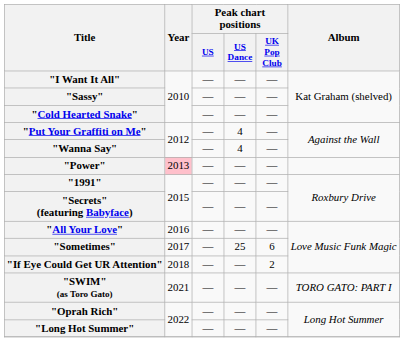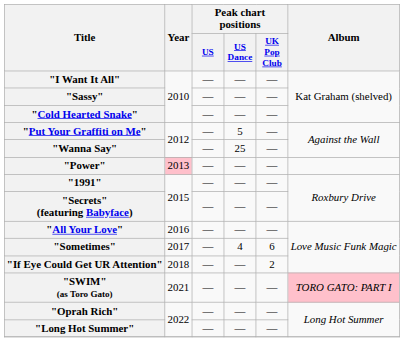(240, 131) 4 -> (240, 131) 5
(240, 148) 4 -> (240, 148) 25
(240, 247) 25 -> (240, 247) 4
(344, 287) no background -> (344, 287) pink background
